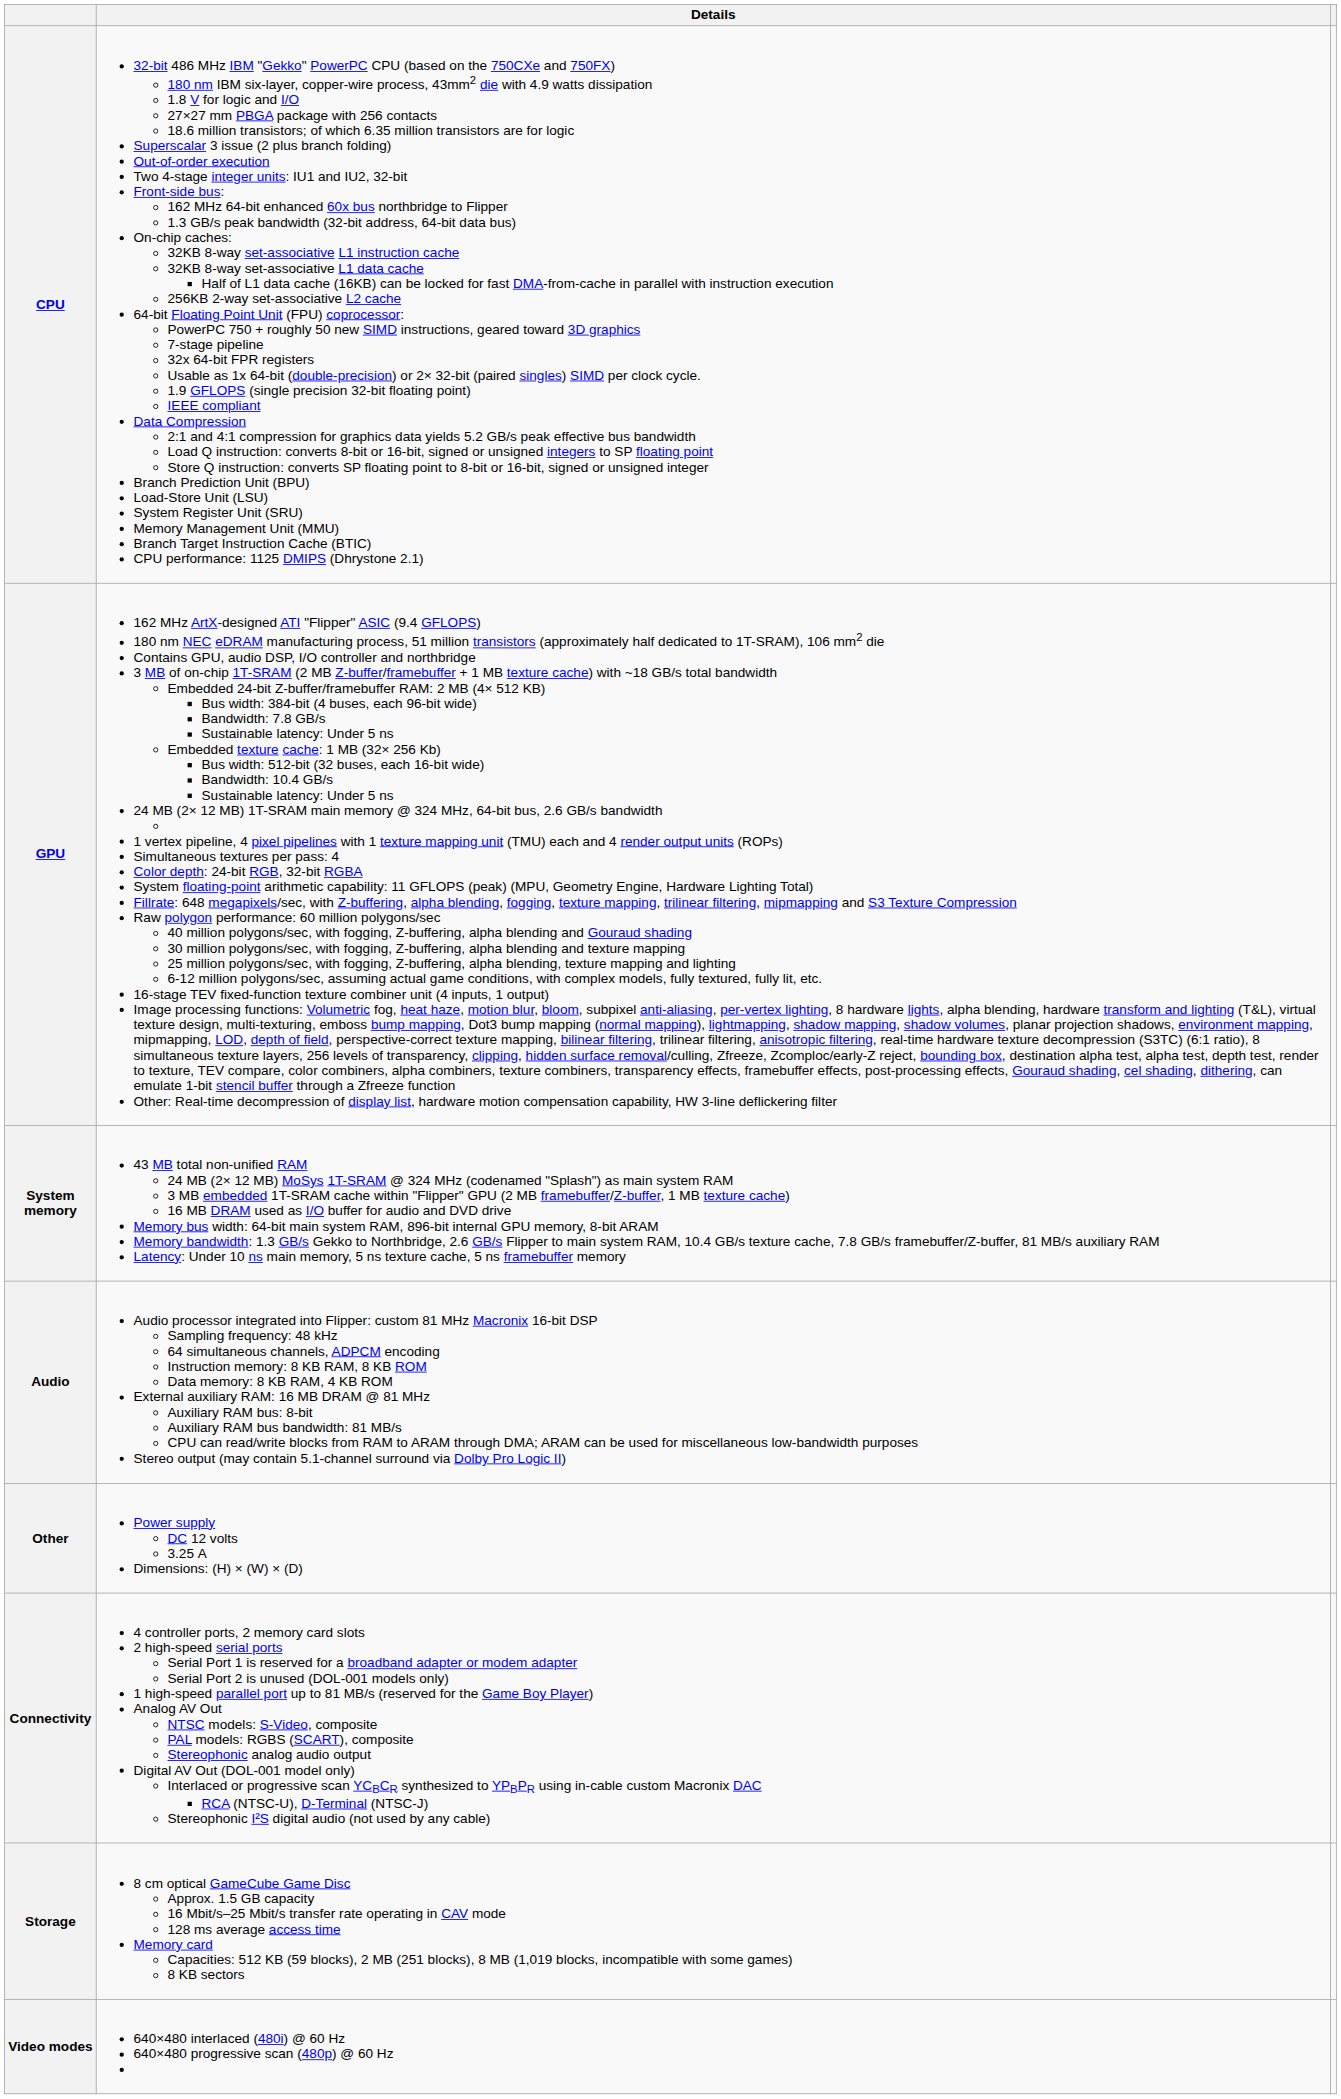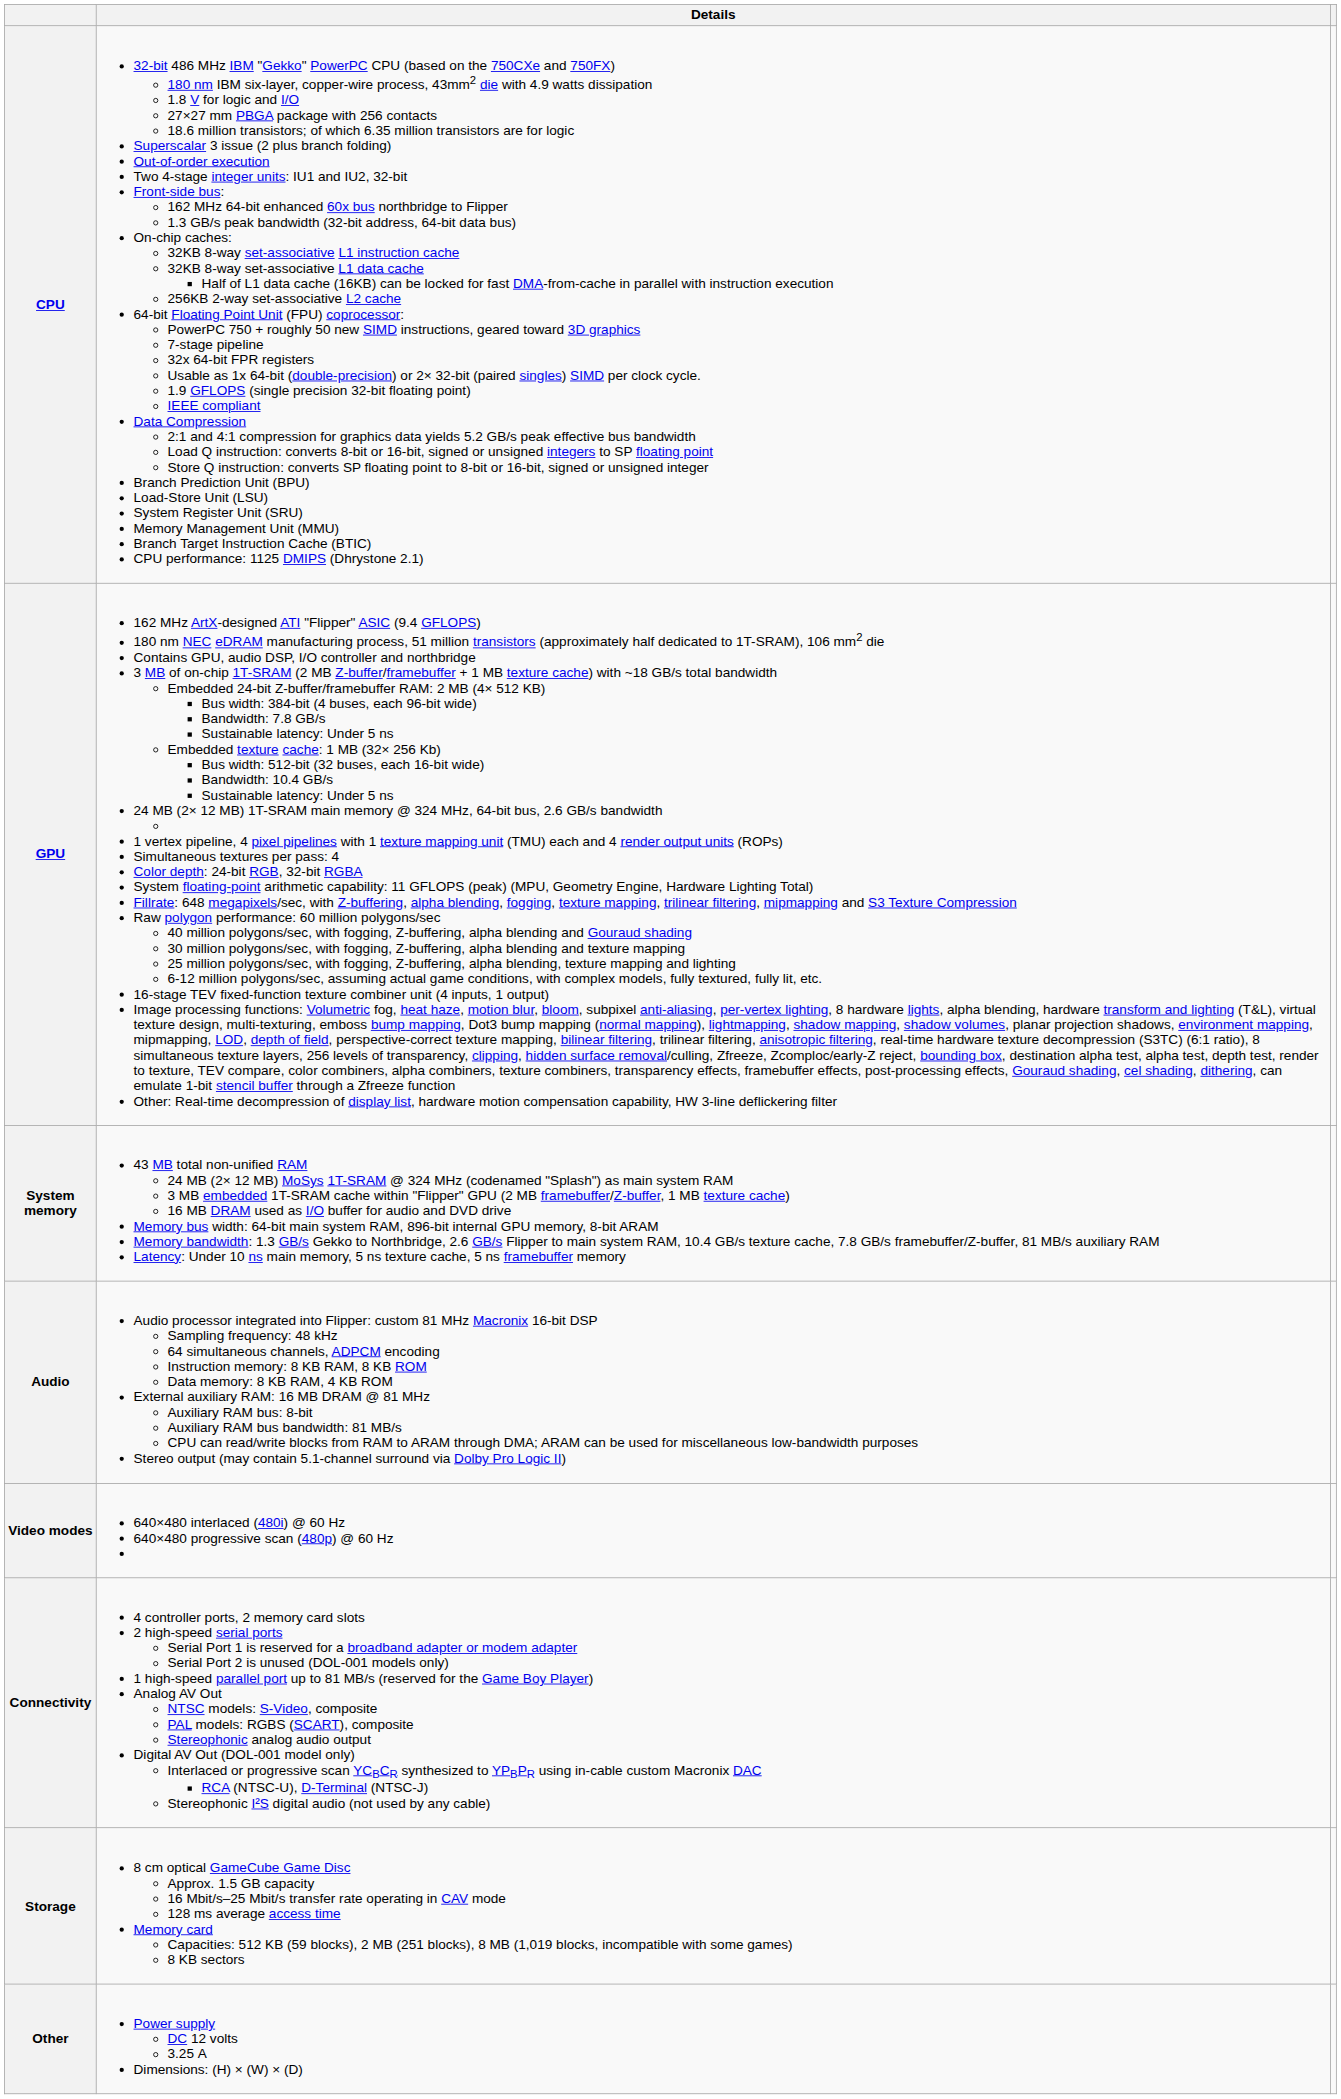rows swapped: (50, 2046) <-> (50, 1538)
